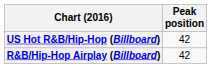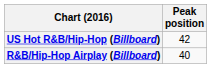(185, 55) 42 -> (185, 55) 40
